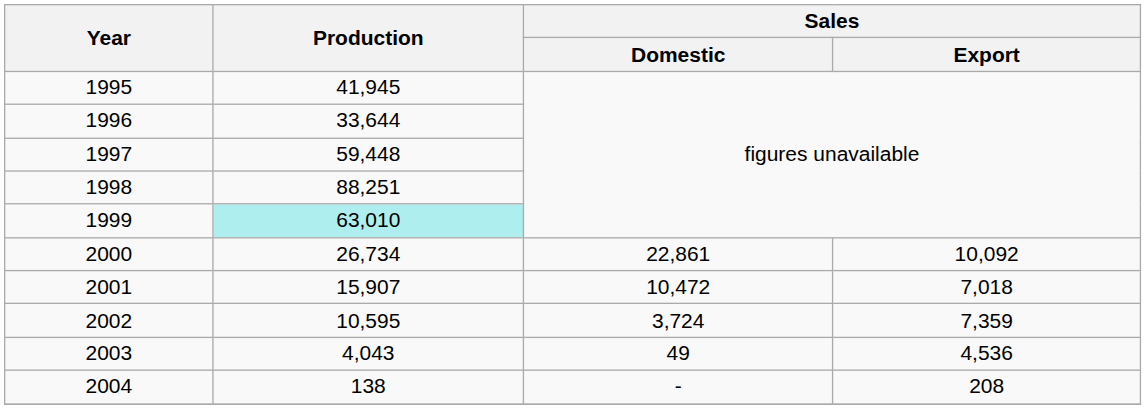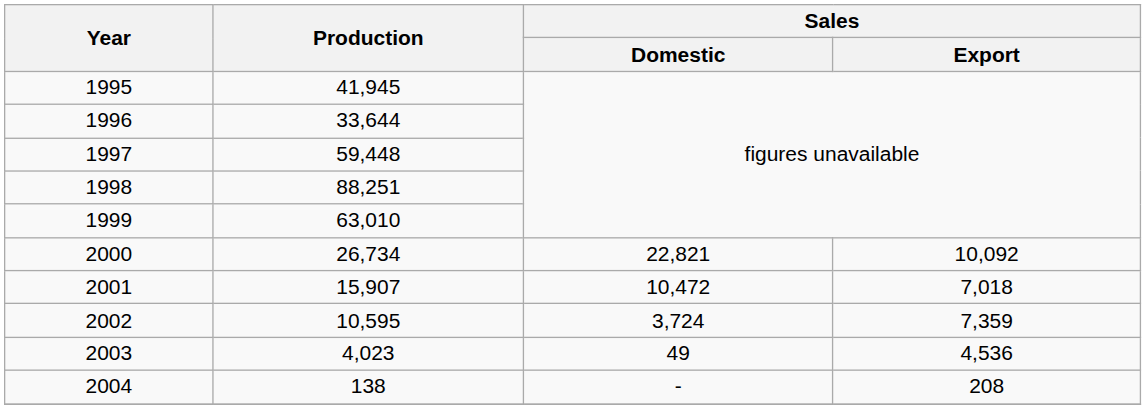(368, 220) paleturquoise background -> (368, 220) no background
(678, 253) 22,861 -> (678, 253) 22,821
(368, 353) 4,043 -> (368, 353) 4,023
